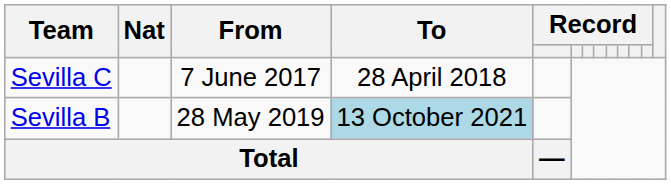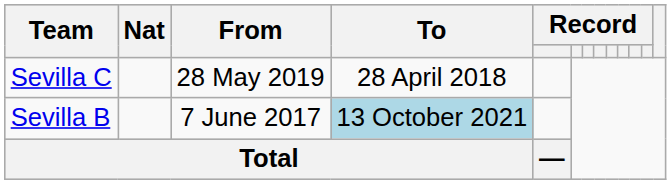(251, 77) 7 June 2017 -> (251, 77) 28 May 2019
(251, 117) 28 May 2019 -> (251, 117) 7 June 2017
